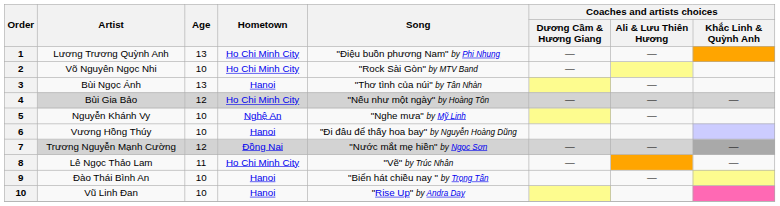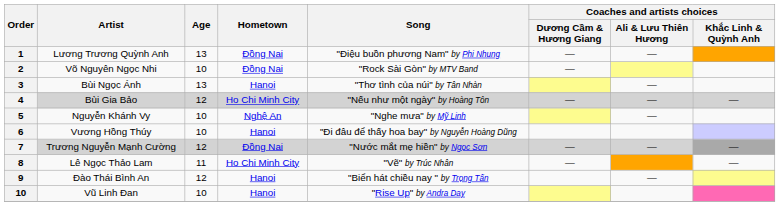(263, 54) Ho Chi Minh City -> (263, 54) Đồng Nai
(263, 69) Ho Chi Minh City -> (263, 69) Đồng Nai
(201, 178) 10 -> (201, 178) 12
